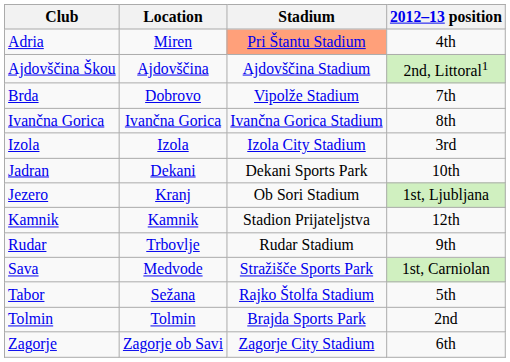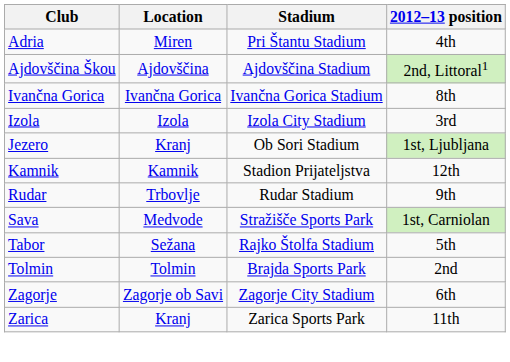(306, 41) lightsalmon background -> (306, 41) no background
- row: (23, 95)
- row: (29, 170)
+ row: (28, 319)
